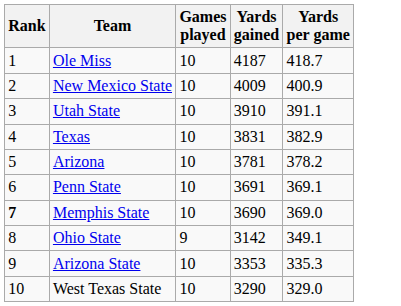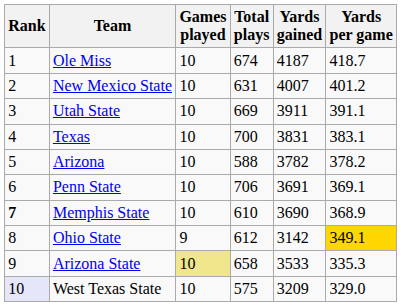+ column: (252, 26)
(250, 85) 4009 -> (293, 85) 4007
(305, 85) 400.9 -> (348, 85) 401.2
(250, 111) 3910 -> (293, 111) 3911
(305, 136) 382.9 -> (348, 136) 383.1
(250, 162) 3781 -> (293, 162) 3782
(305, 212) 369.0 -> (348, 212) 368.9
(305, 238) no background -> (348, 238) gold background
(187, 263) no background -> (187, 263) khaki background
(250, 263) 3353 -> (293, 263) 3533
(16, 288) no background -> (16, 288) lavender background
(250, 288) 3290 -> (293, 288) 3209
